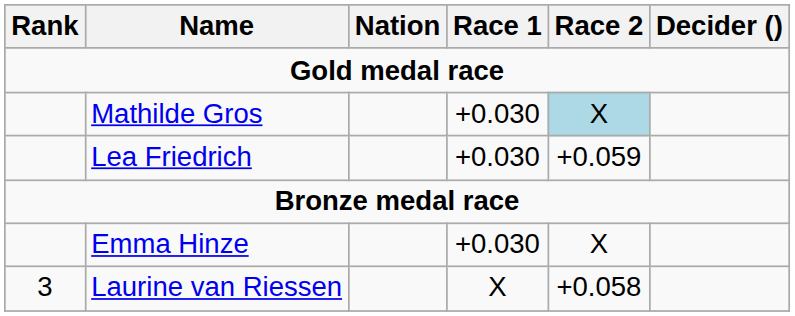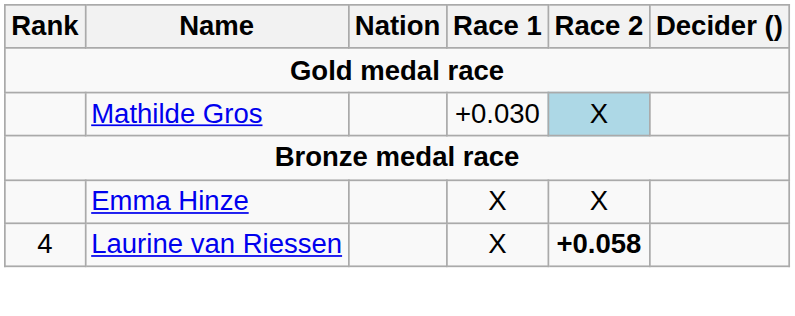- row: (171, 157)
(497, 244) +0.030 -> (497, 200) X
(45, 288) 3 -> (45, 244) 4
(599, 288) normal -> (599, 244) bold
